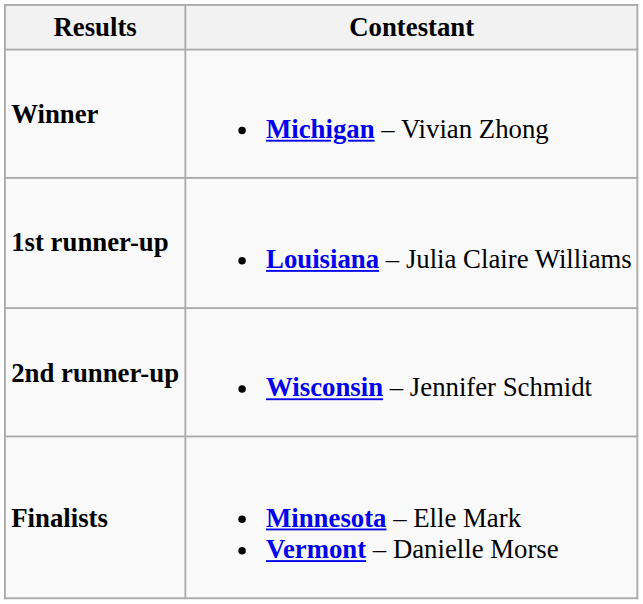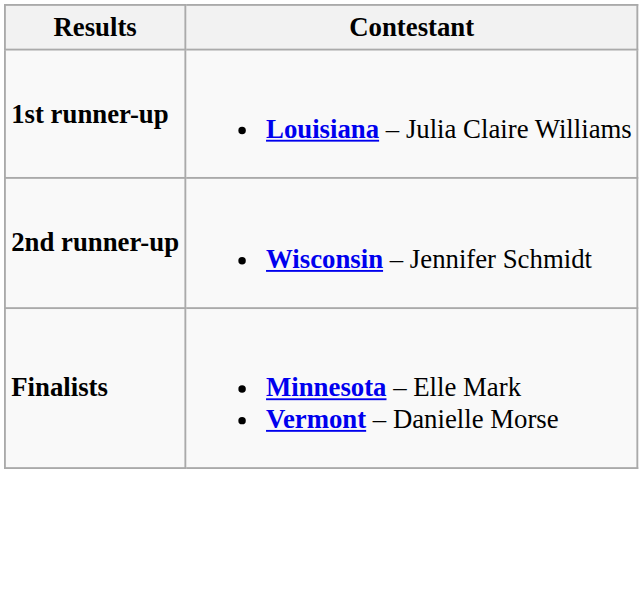- row: (55, 113)
